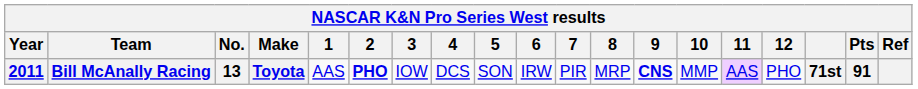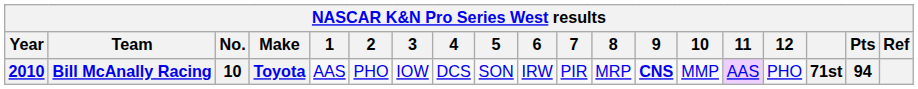(26, 71) 2011 -> (27, 71) 2010
(232, 71) 13 -> (233, 71) 10
(370, 71) bold -> (371, 71) normal
(862, 71) 91 -> (863, 71) 94
